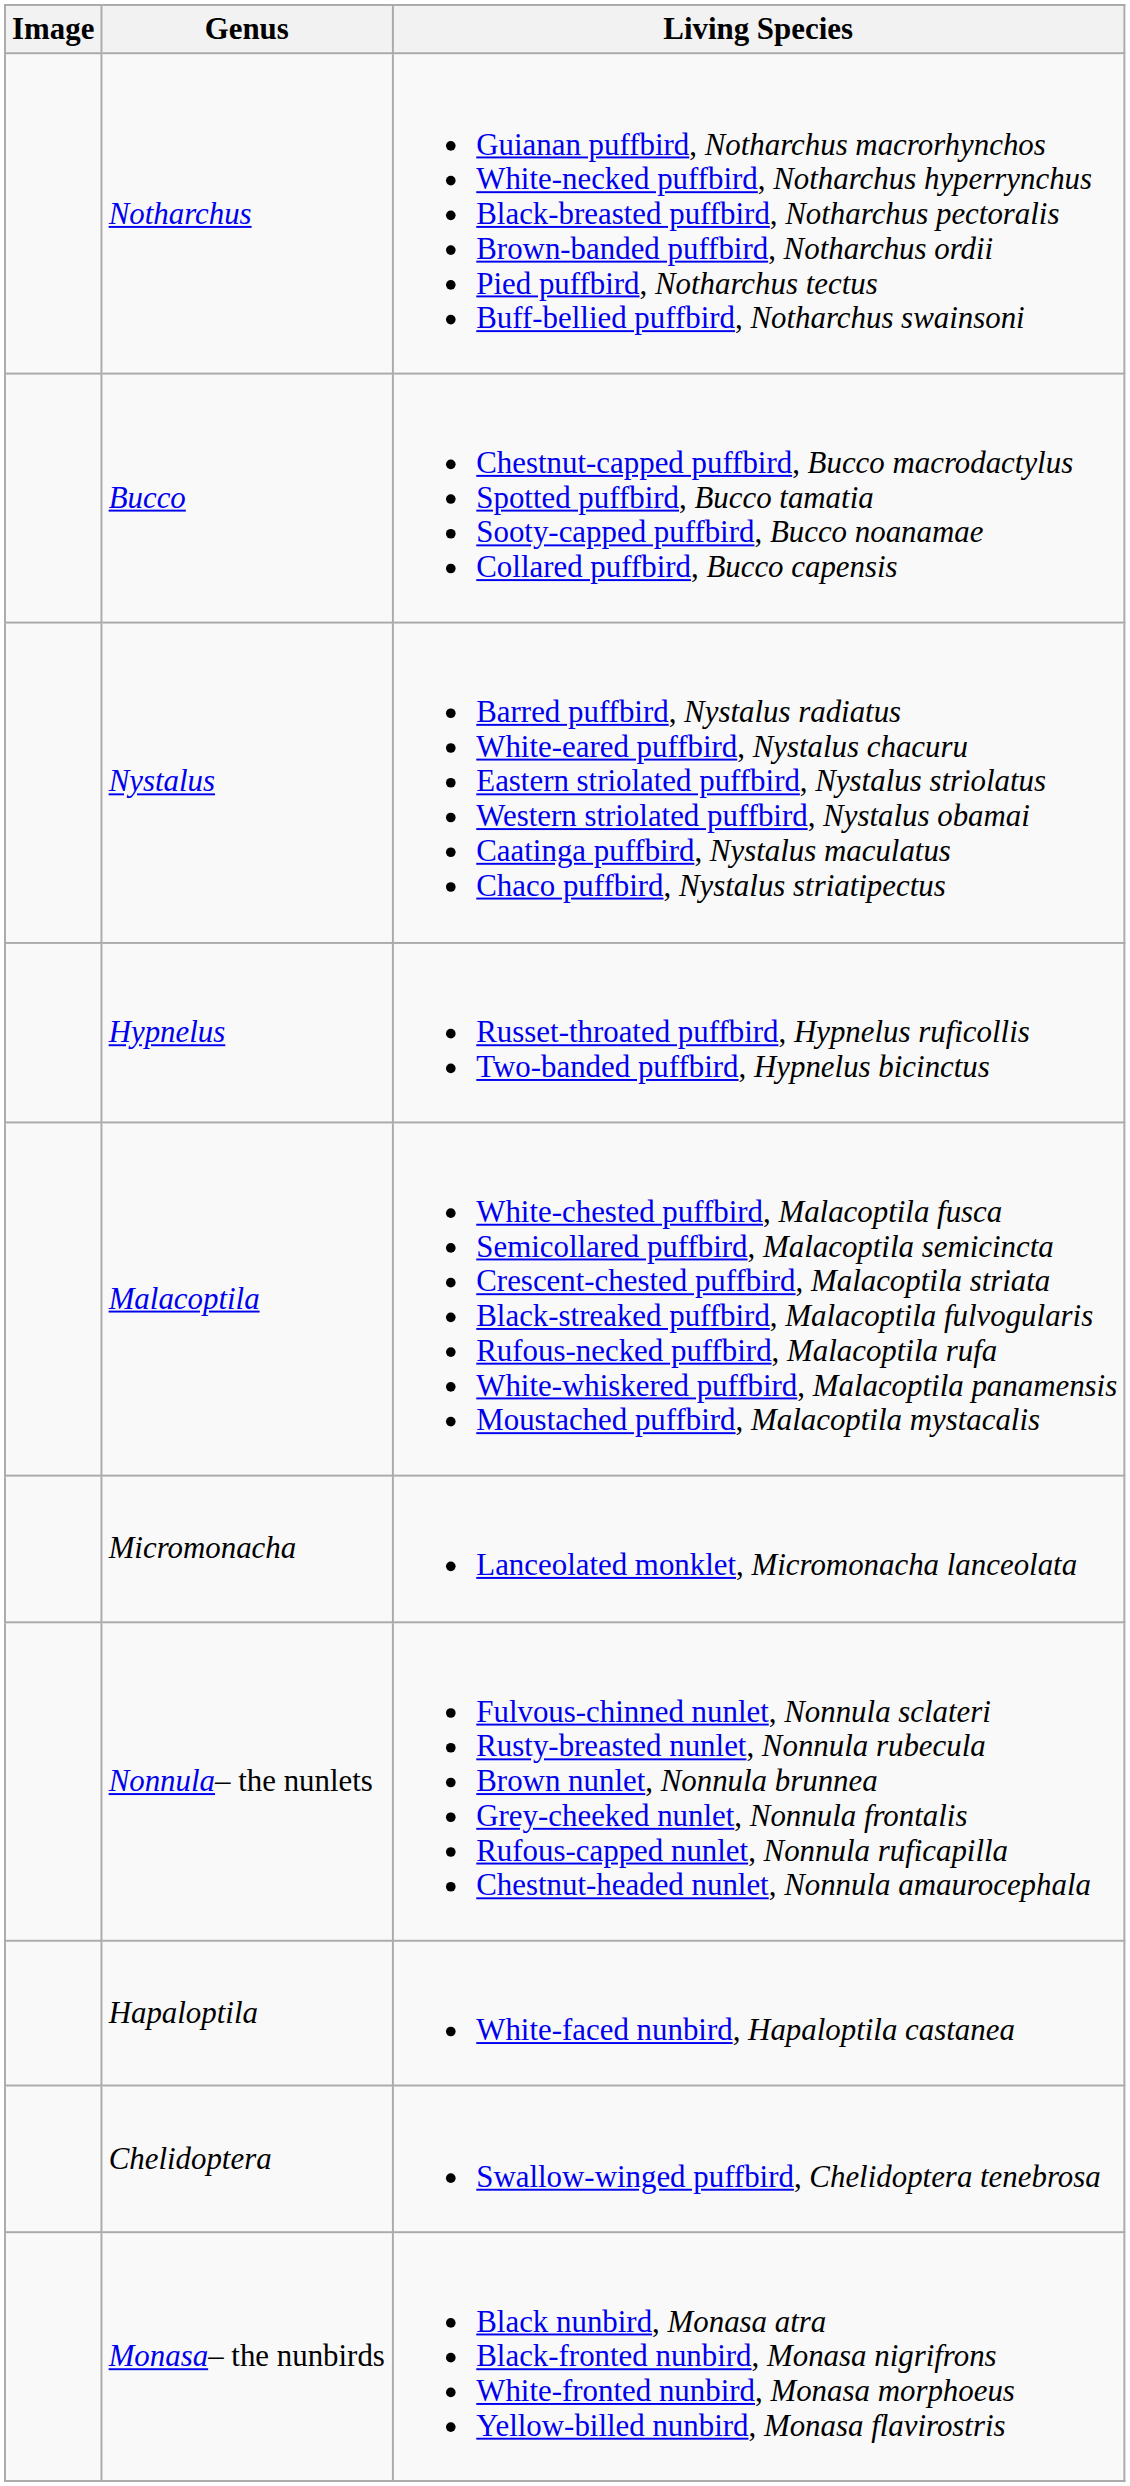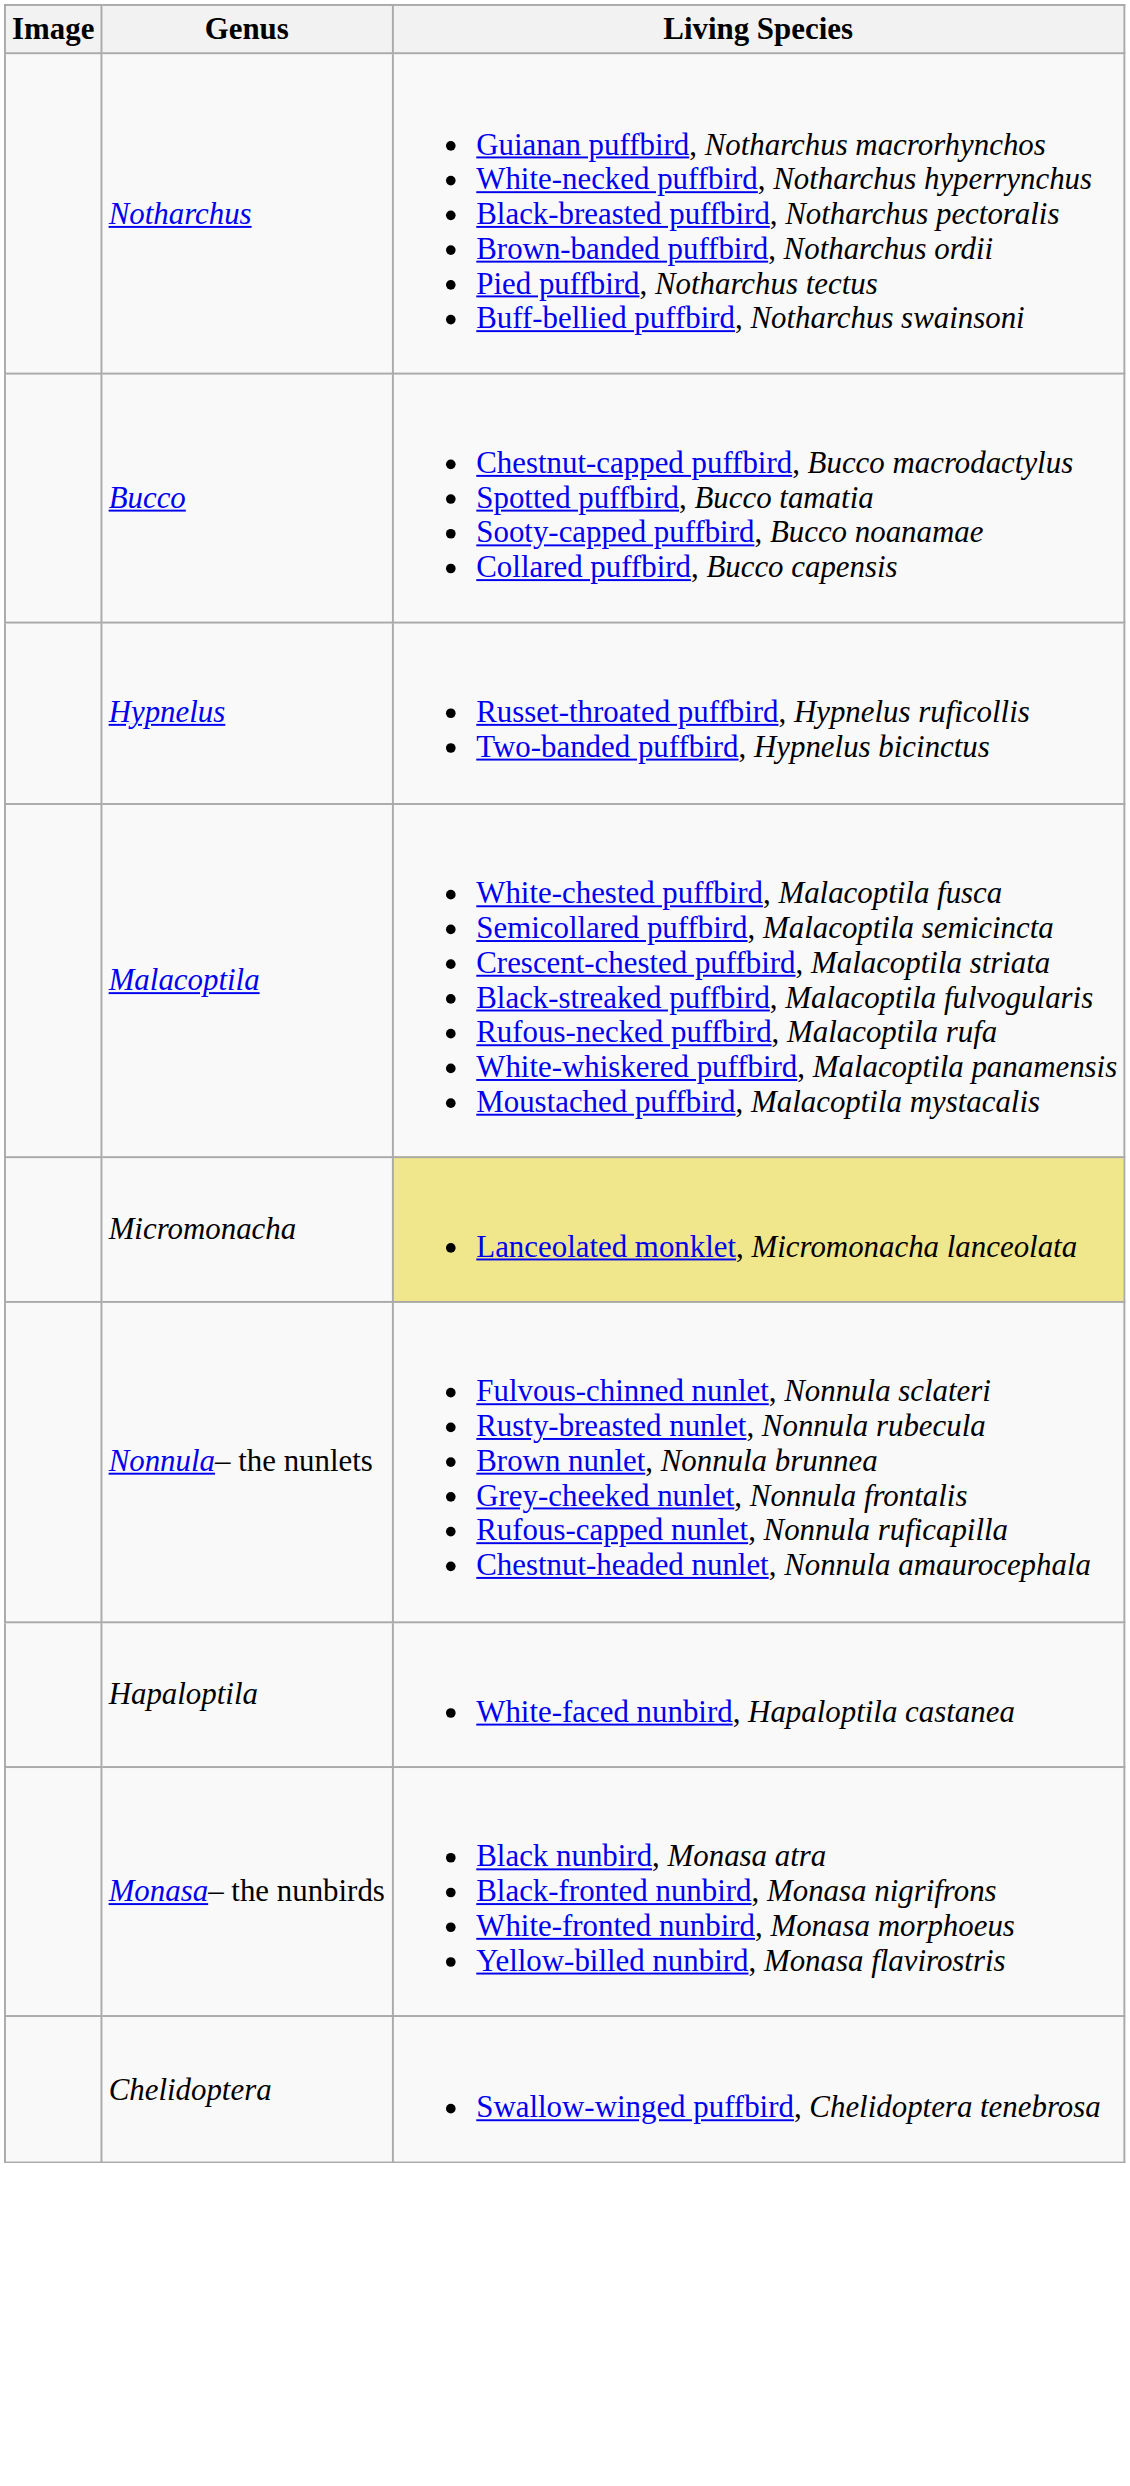- row: (162, 781)
(758, 1566) no background -> (758, 1247) khaki background
rows swapped: (247, 2356) <-> (190, 2158)
